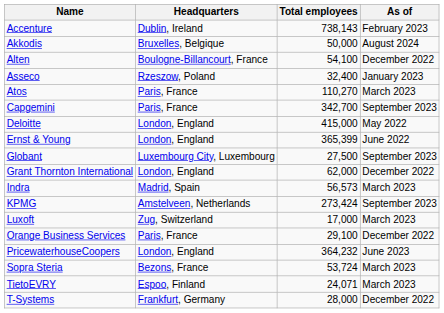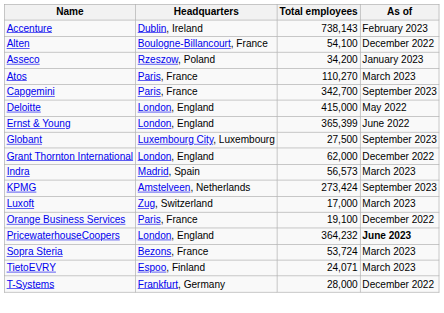- row: (24, 44)
(342, 76) 32,400 -> (342, 60) 34,200
(342, 236) 29,100 -> (342, 220) 19,100
(386, 252) normal -> (387, 236) bold
